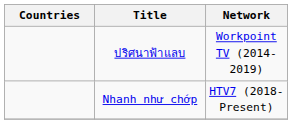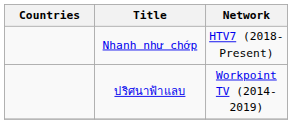rows swapped: (150, 54) <-> (150, 100)
